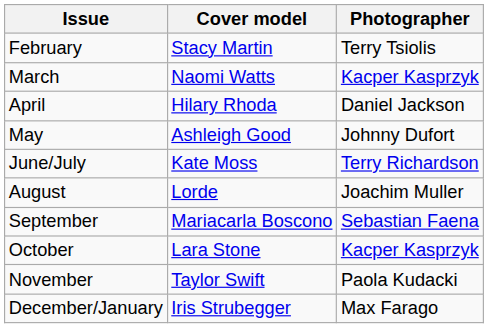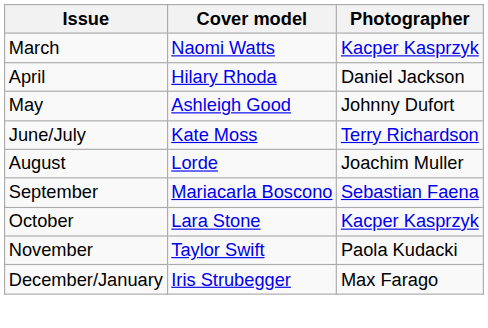- row: (45, 47)
